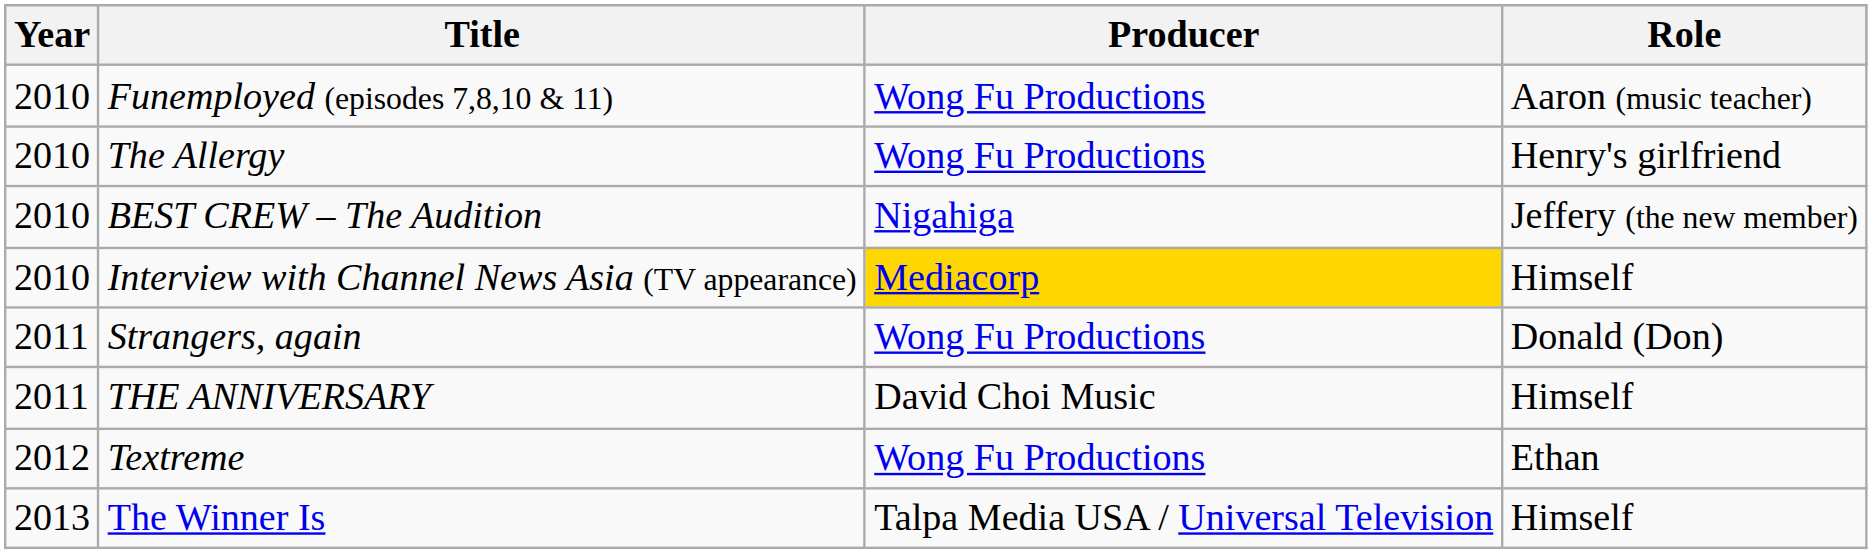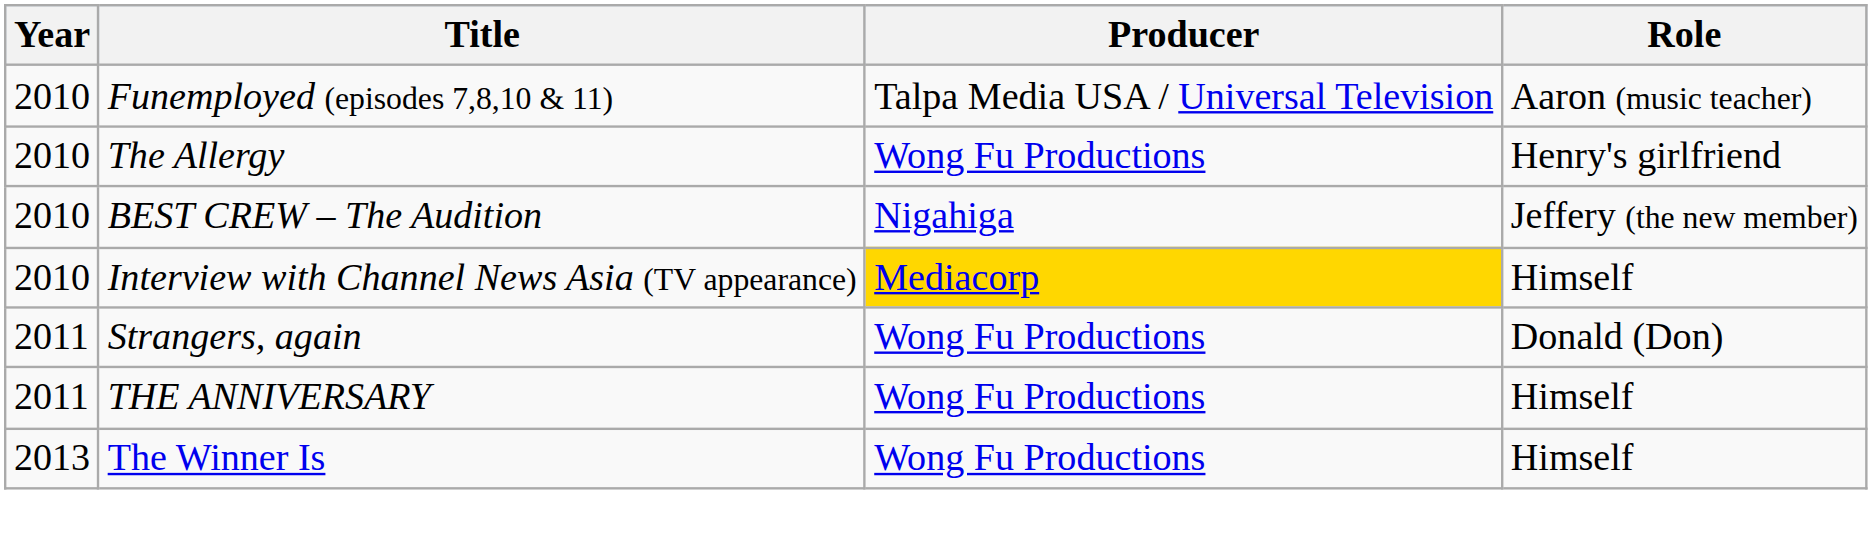(1040, 95) Wong Fu Productions -> (1184, 95) Talpa Media USA / Universal Television
(1015, 397) David Choi Music -> (1040, 397) Wong Fu Productions
- row: (176, 457)
(1184, 517) Talpa Media USA / Universal Television -> (1040, 457) Wong Fu Productions
